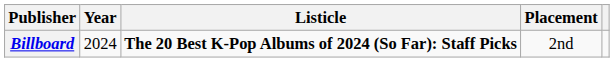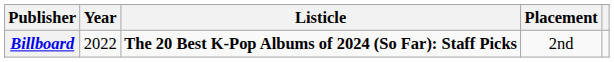(100, 43) 2024 -> (100, 43) 2022
